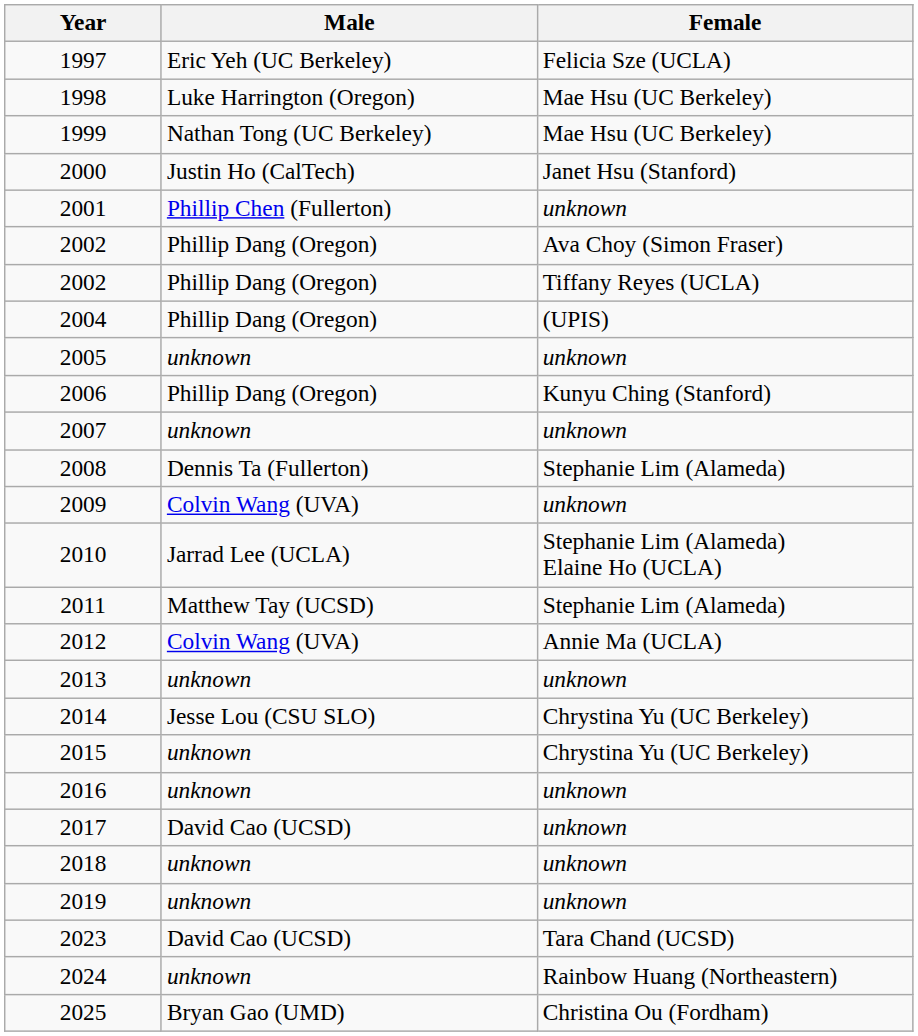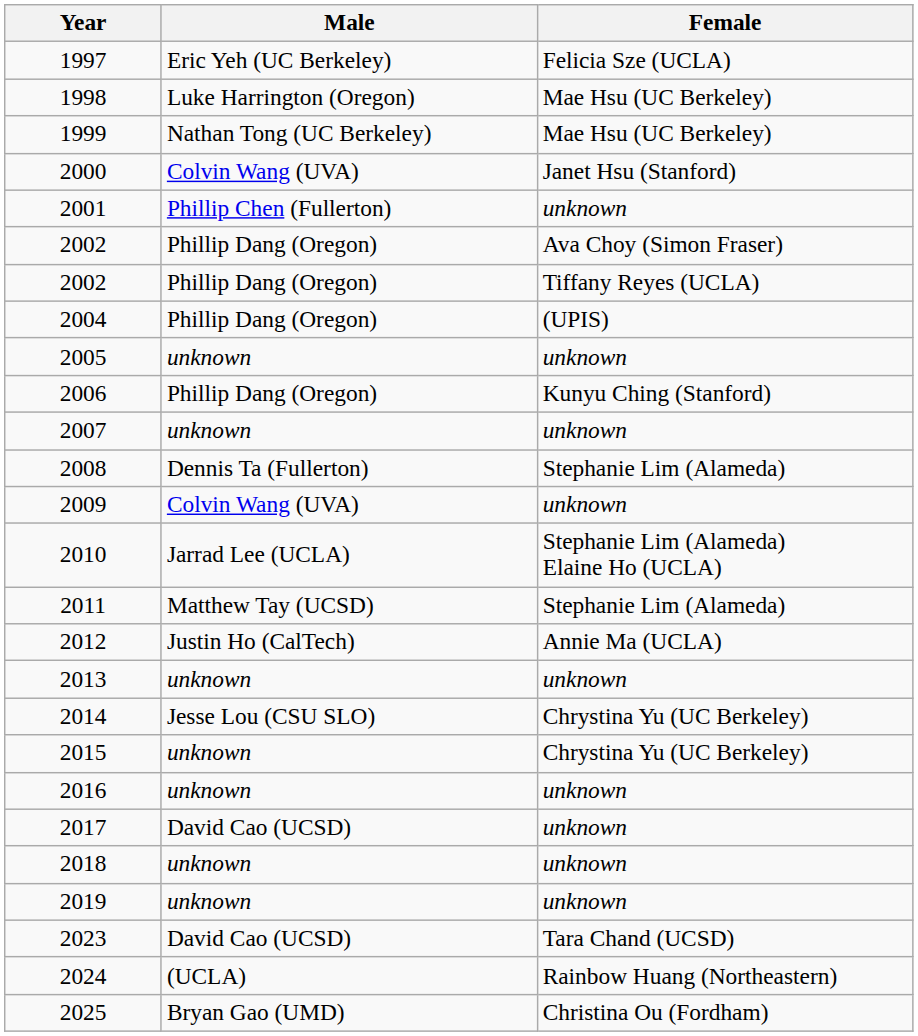(261, 171) Justin Ho (CalTech) -> (263, 171) Colvin Wang (UVA)
(263, 642) Colvin Wang (UVA) -> (261, 642) Justin Ho (CalTech)
(209, 975) unknown -> (206, 975) (UCLA)
